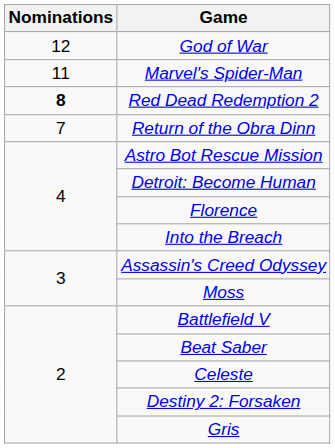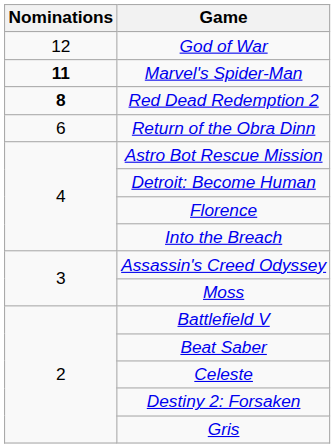(61, 73) normal -> (61, 73) bold
(61, 127) 7 -> (61, 127) 6
